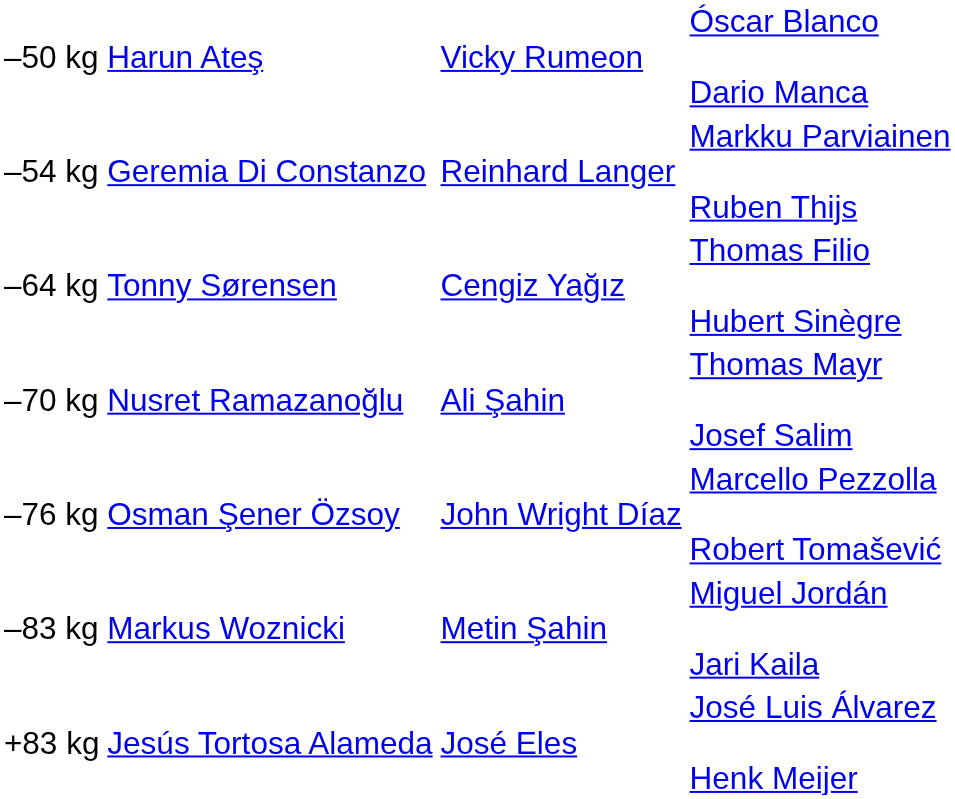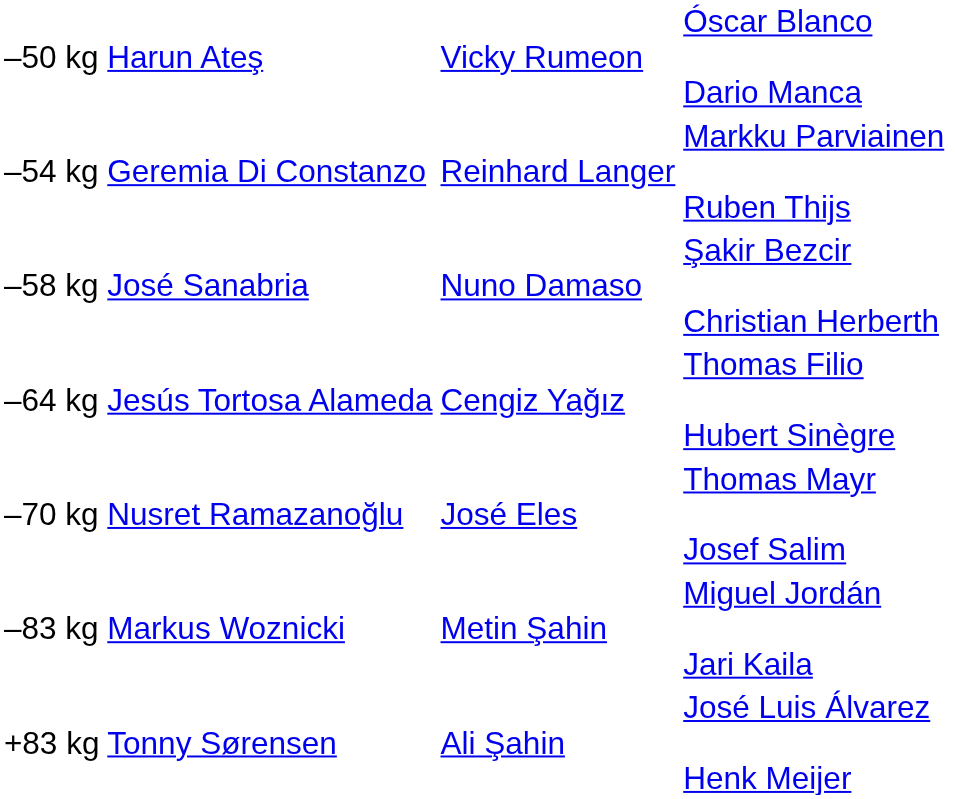+ row: (51, 286)
(222, 286) Tonny Sørensen -> (270, 400) Jesús Tortosa Alameda
(503, 400) Ali Şahin -> (509, 514) José Eles
- row: (51, 514)
(270, 743) Jesús Tortosa Alameda -> (222, 743) Tonny Sørensen
(509, 743) José Eles -> (503, 743) Ali Şahin
